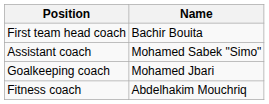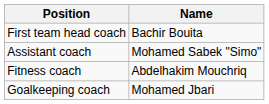rows swapped: (59, 71) <-> (44, 90)
